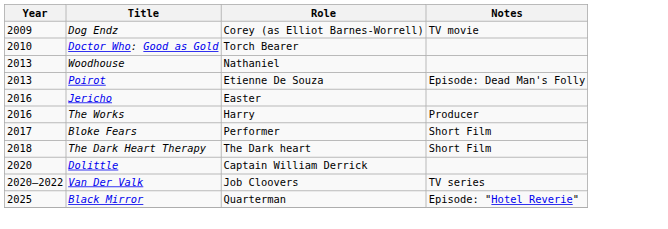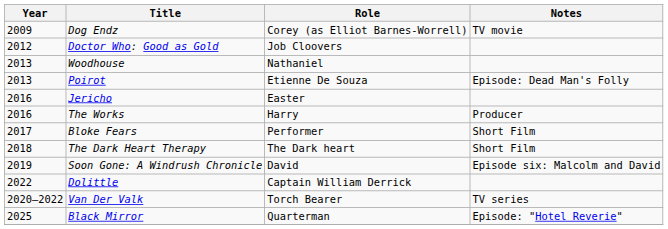(19, 47) 2010 -> (19, 47) 2012
(261, 47) Torch Bearer -> (305, 47) Job Cloovers
+ row: (165, 165)
(19, 165) 2020 -> (19, 182) 2022
(261, 182) Job Cloovers -> (305, 199) Torch Bearer
